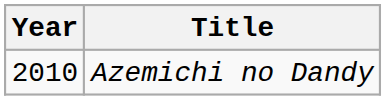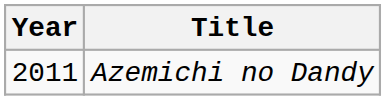(45, 73) 2010 -> (45, 73) 2011
